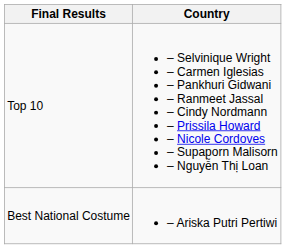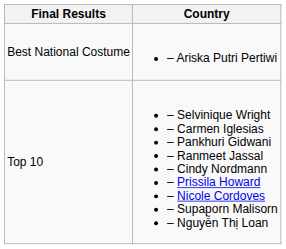rows swapped: (69, 216) <-> (25, 106)
